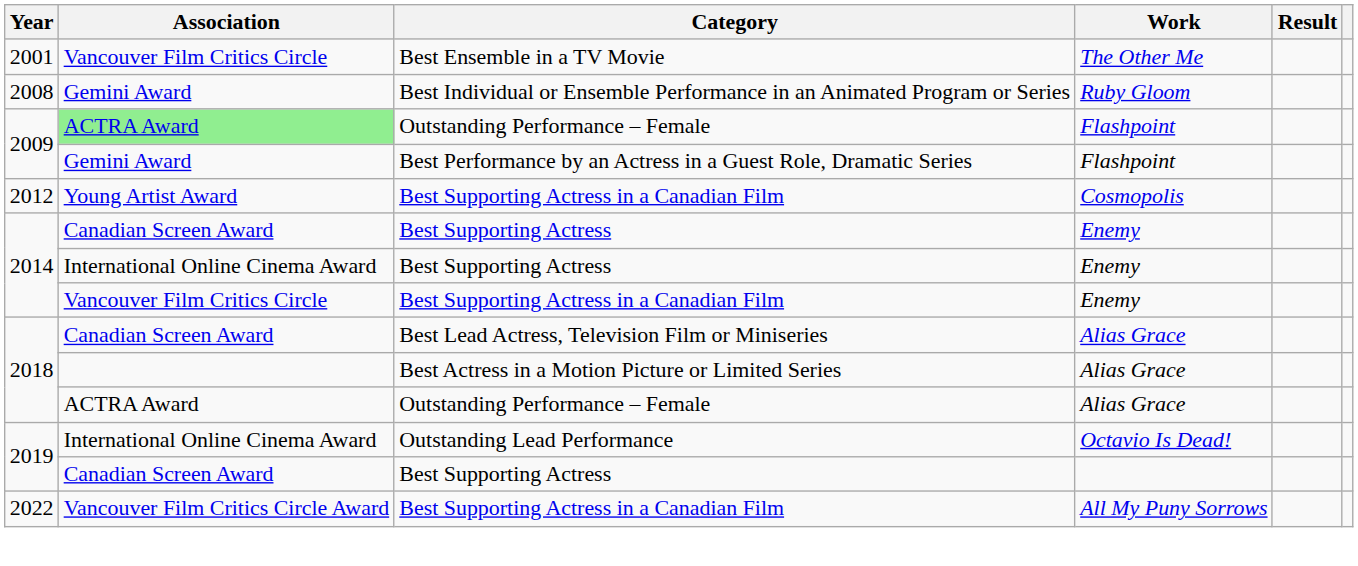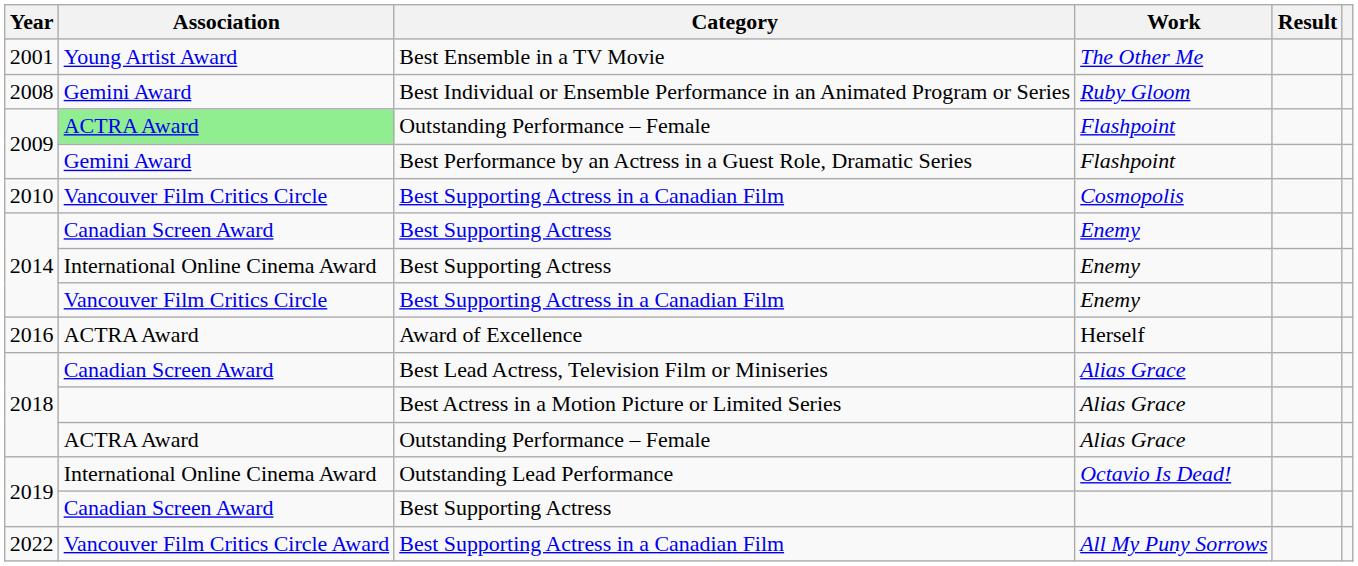(195, 56) Vancouver Film Critics Circle -> (150, 56) Young Artist Award
(32, 195) 2012 -> (32, 195) 2010
(150, 195) Young Artist Award -> (195, 195) Vancouver Film Critics Circle
+ row: (491, 334)
